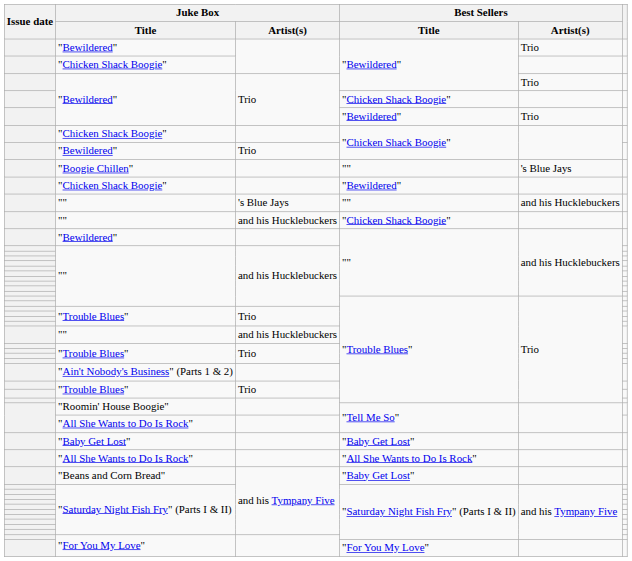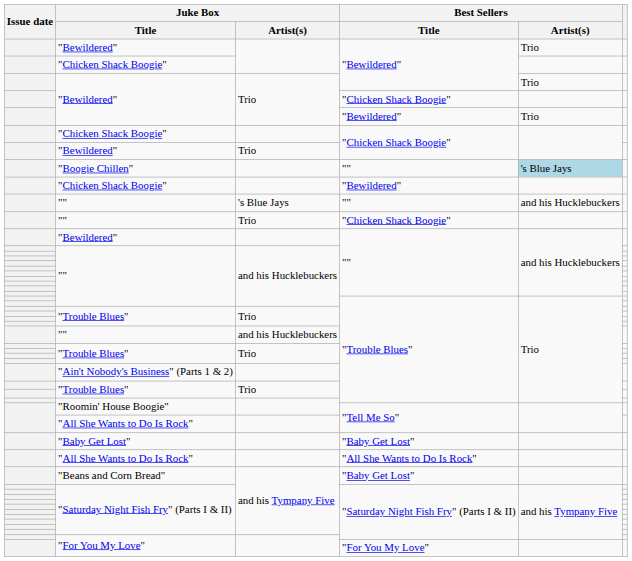(546, 168) no background -> (546, 168) lightblue background
(287, 220) and his Hucklebuckers -> (247, 220) Trio
